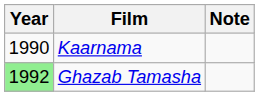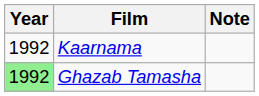(29, 47) 1990 -> (29, 47) 1992
